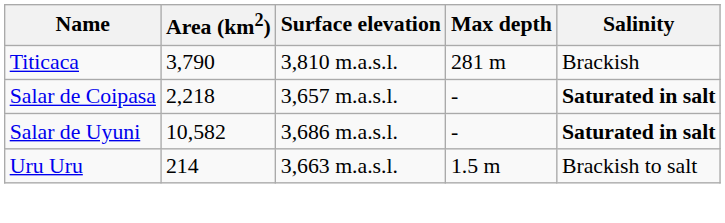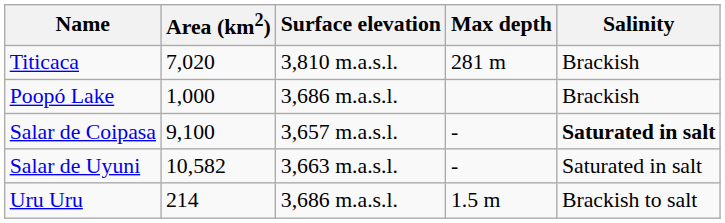(190, 62) 3,790 -> (190, 62) 7,020
+ row: (62, 96)
(190, 96) 2,218 -> (190, 131) 9,100
(339, 131) 3,686 m.a.s.l. -> (339, 165) 3,663 m.a.s.l.
(639, 131) bold -> (632, 165) normal
(339, 165) 3,663 m.a.s.l. -> (339, 200) 3,686 m.a.s.l.
